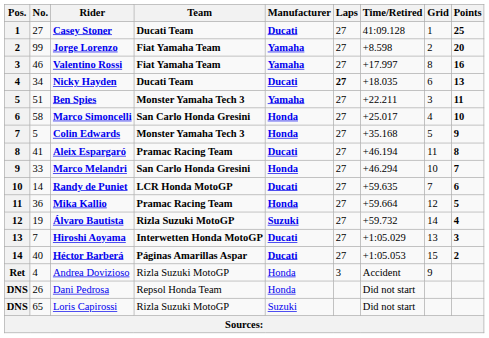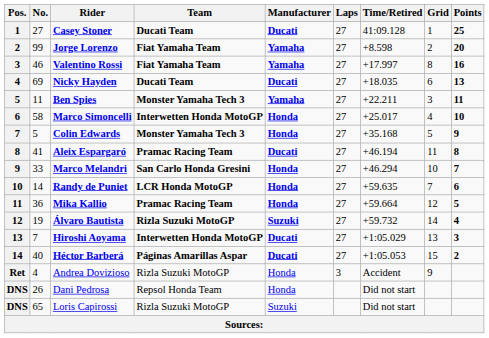(38, 82) 34 -> (38, 82) 69
(341, 82) bold -> (341, 82) normal
(38, 99) 51 -> (38, 99) 11
(193, 117) San Carlo Honda Gresini -> (200, 117) Interwetten Honda MotoGP
(283, 186) Ducati -> (283, 186) Honda
